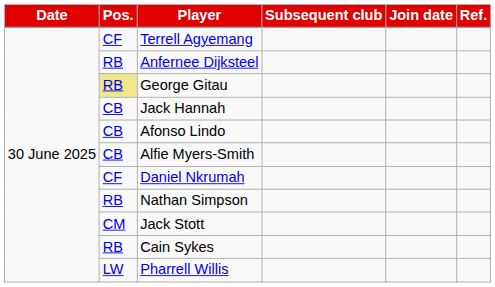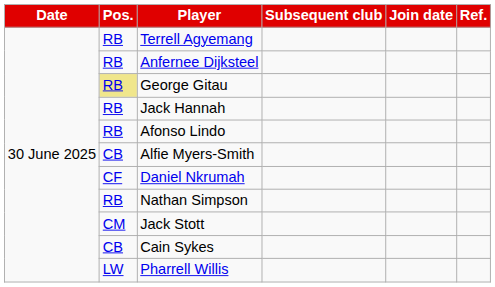(112, 39) CF -> (113, 39) RB
(113, 108) CB -> (113, 108) RB
(113, 131) CB -> (113, 131) RB
(113, 246) RB -> (113, 246) CB
